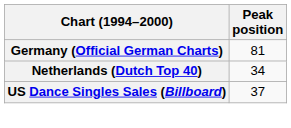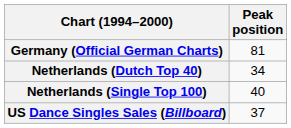+ row: (117, 92)
